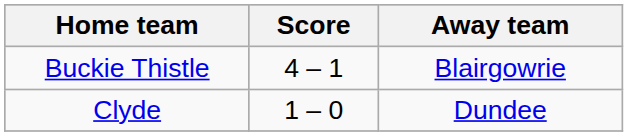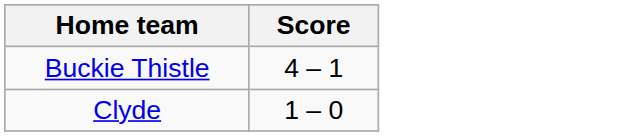- column: (500, 25)
